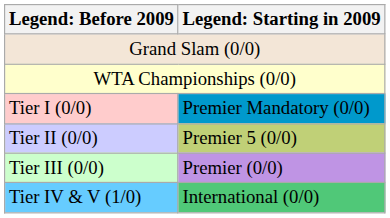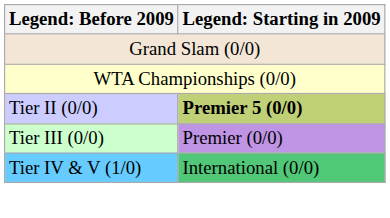- row: (50, 108)
(240, 138) normal -> (242, 108) bold
